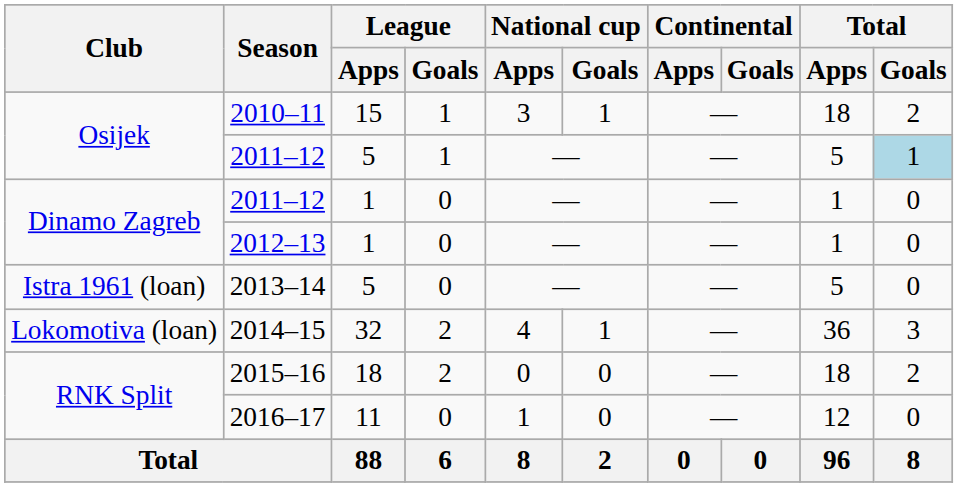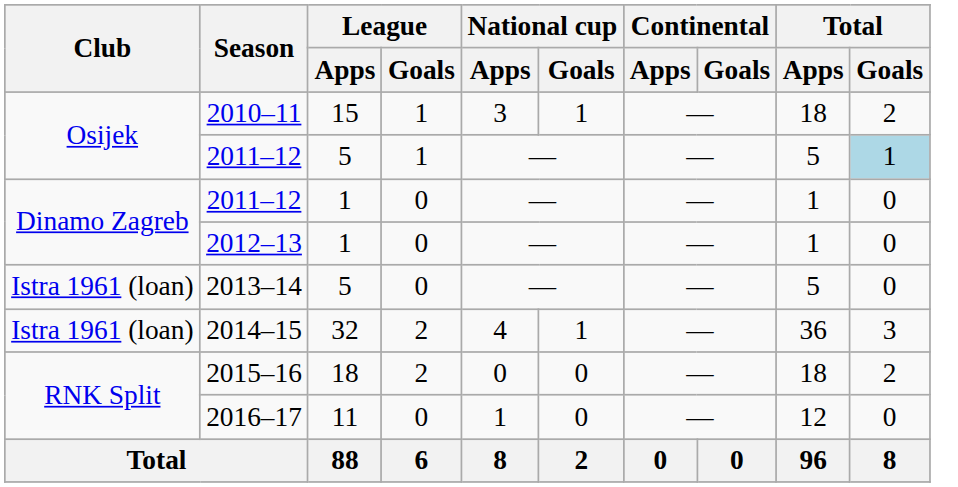(114, 329) Lokomotiva (loan) -> (102, 329) Istra 1961 (loan)
